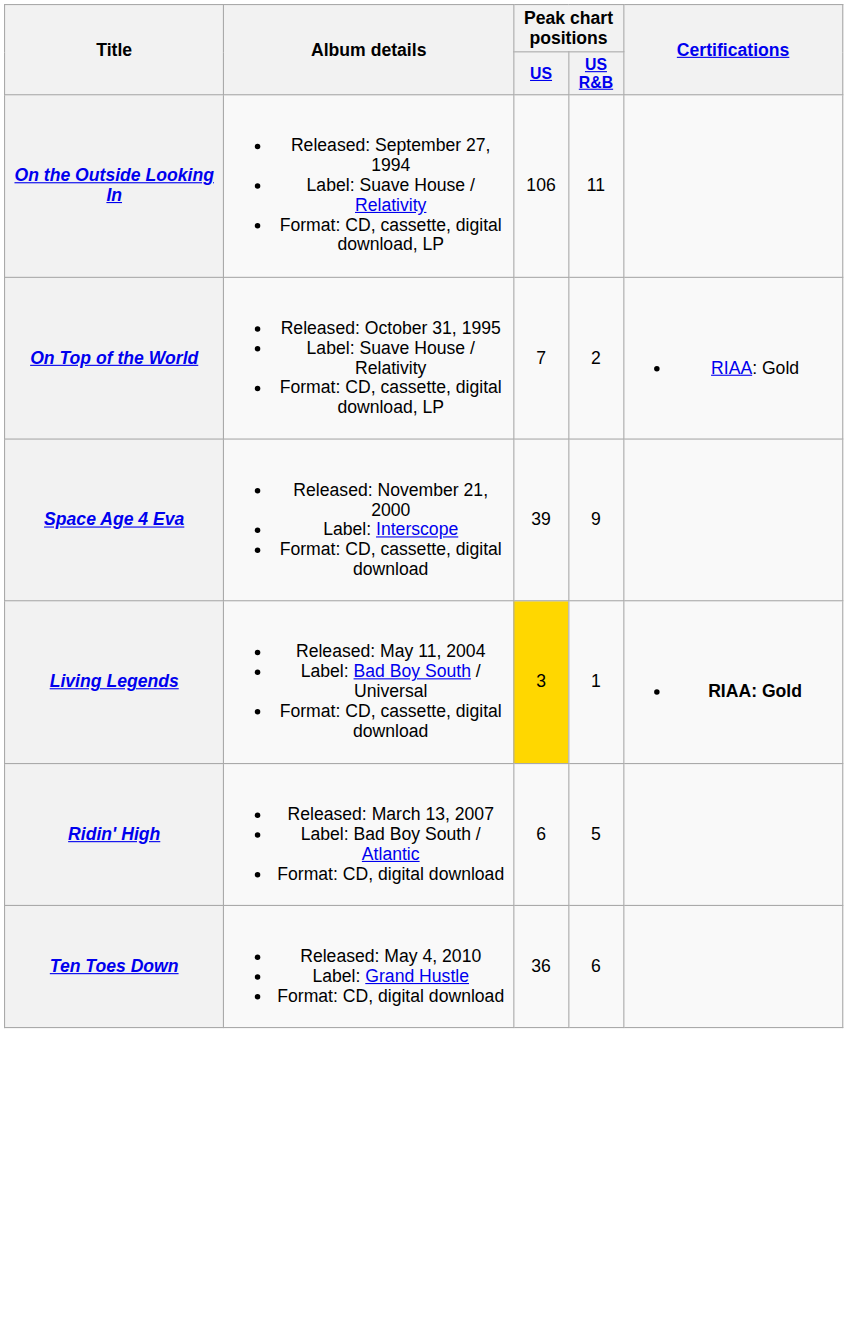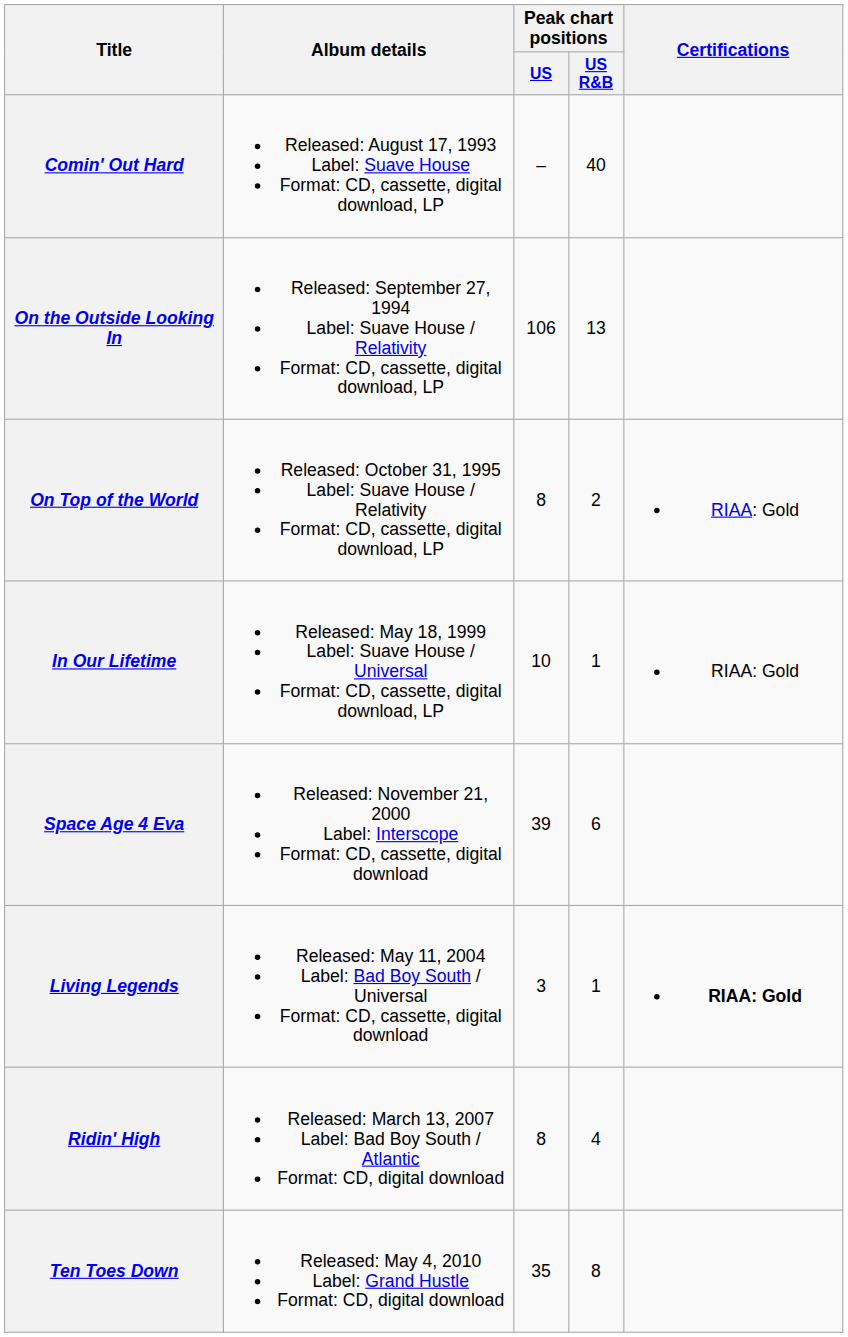+ row: (114, 165)
(596, 185) 11 -> (596, 328) 13
(541, 357) 7 -> (541, 500) 8
+ row: (114, 662)
(596, 519) 9 -> (596, 824) 6
(541, 682) gold background -> (541, 986) no background
(541, 834) 6 -> (541, 1138) 8
(596, 834) 5 -> (596, 1138) 4
(541, 966) 36 -> (541, 1271) 35
(596, 966) 6 -> (596, 1271) 8
